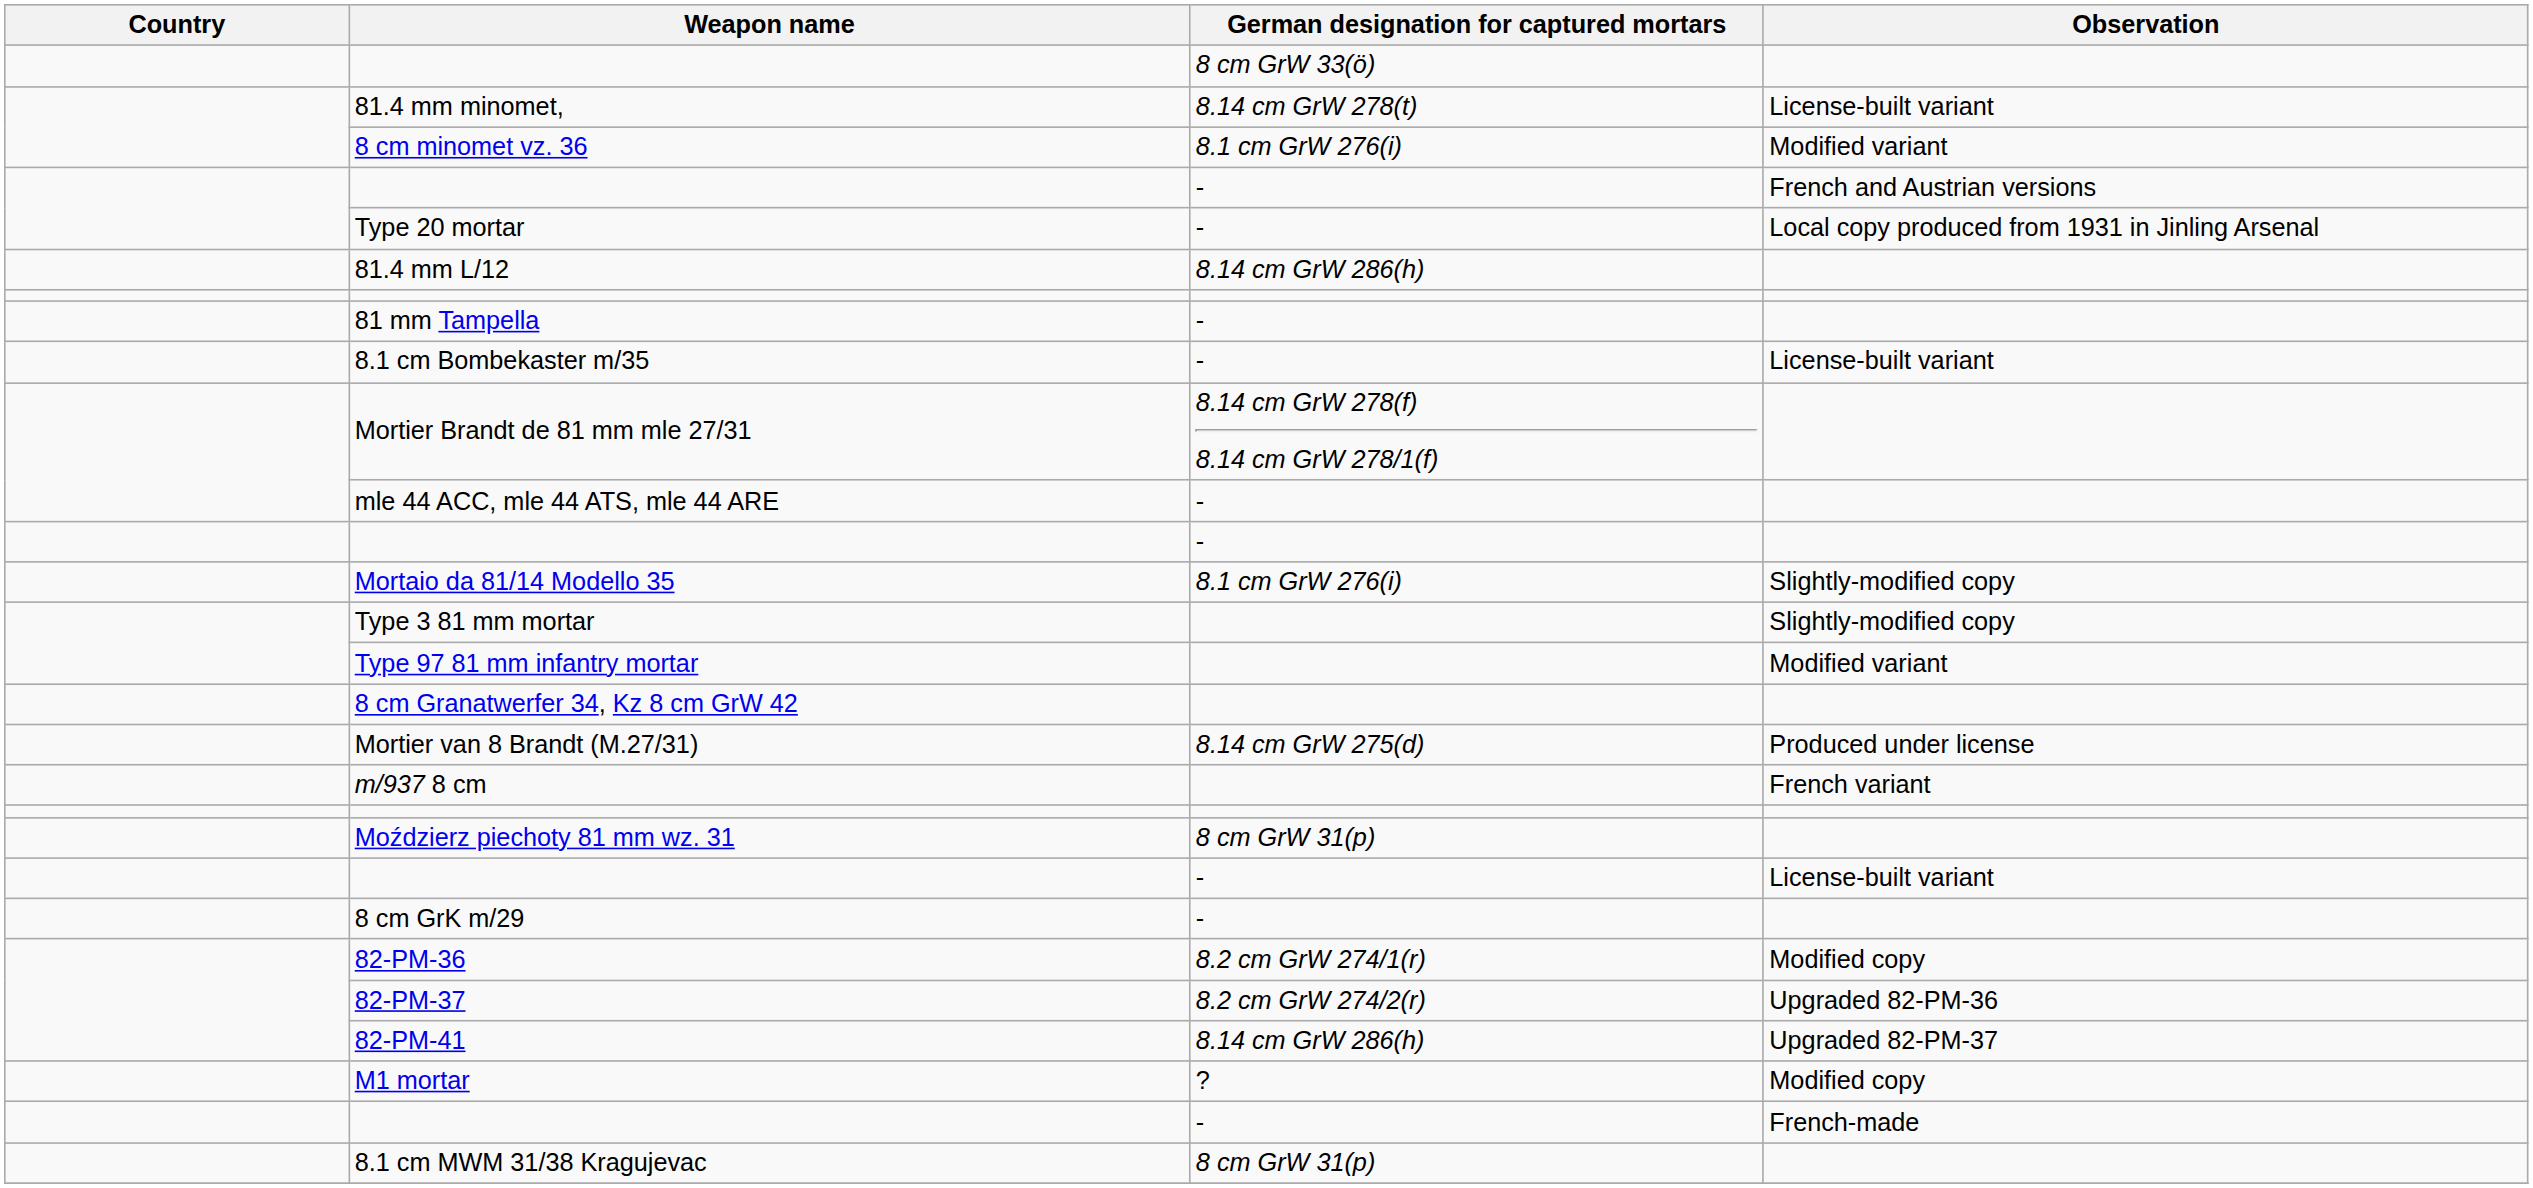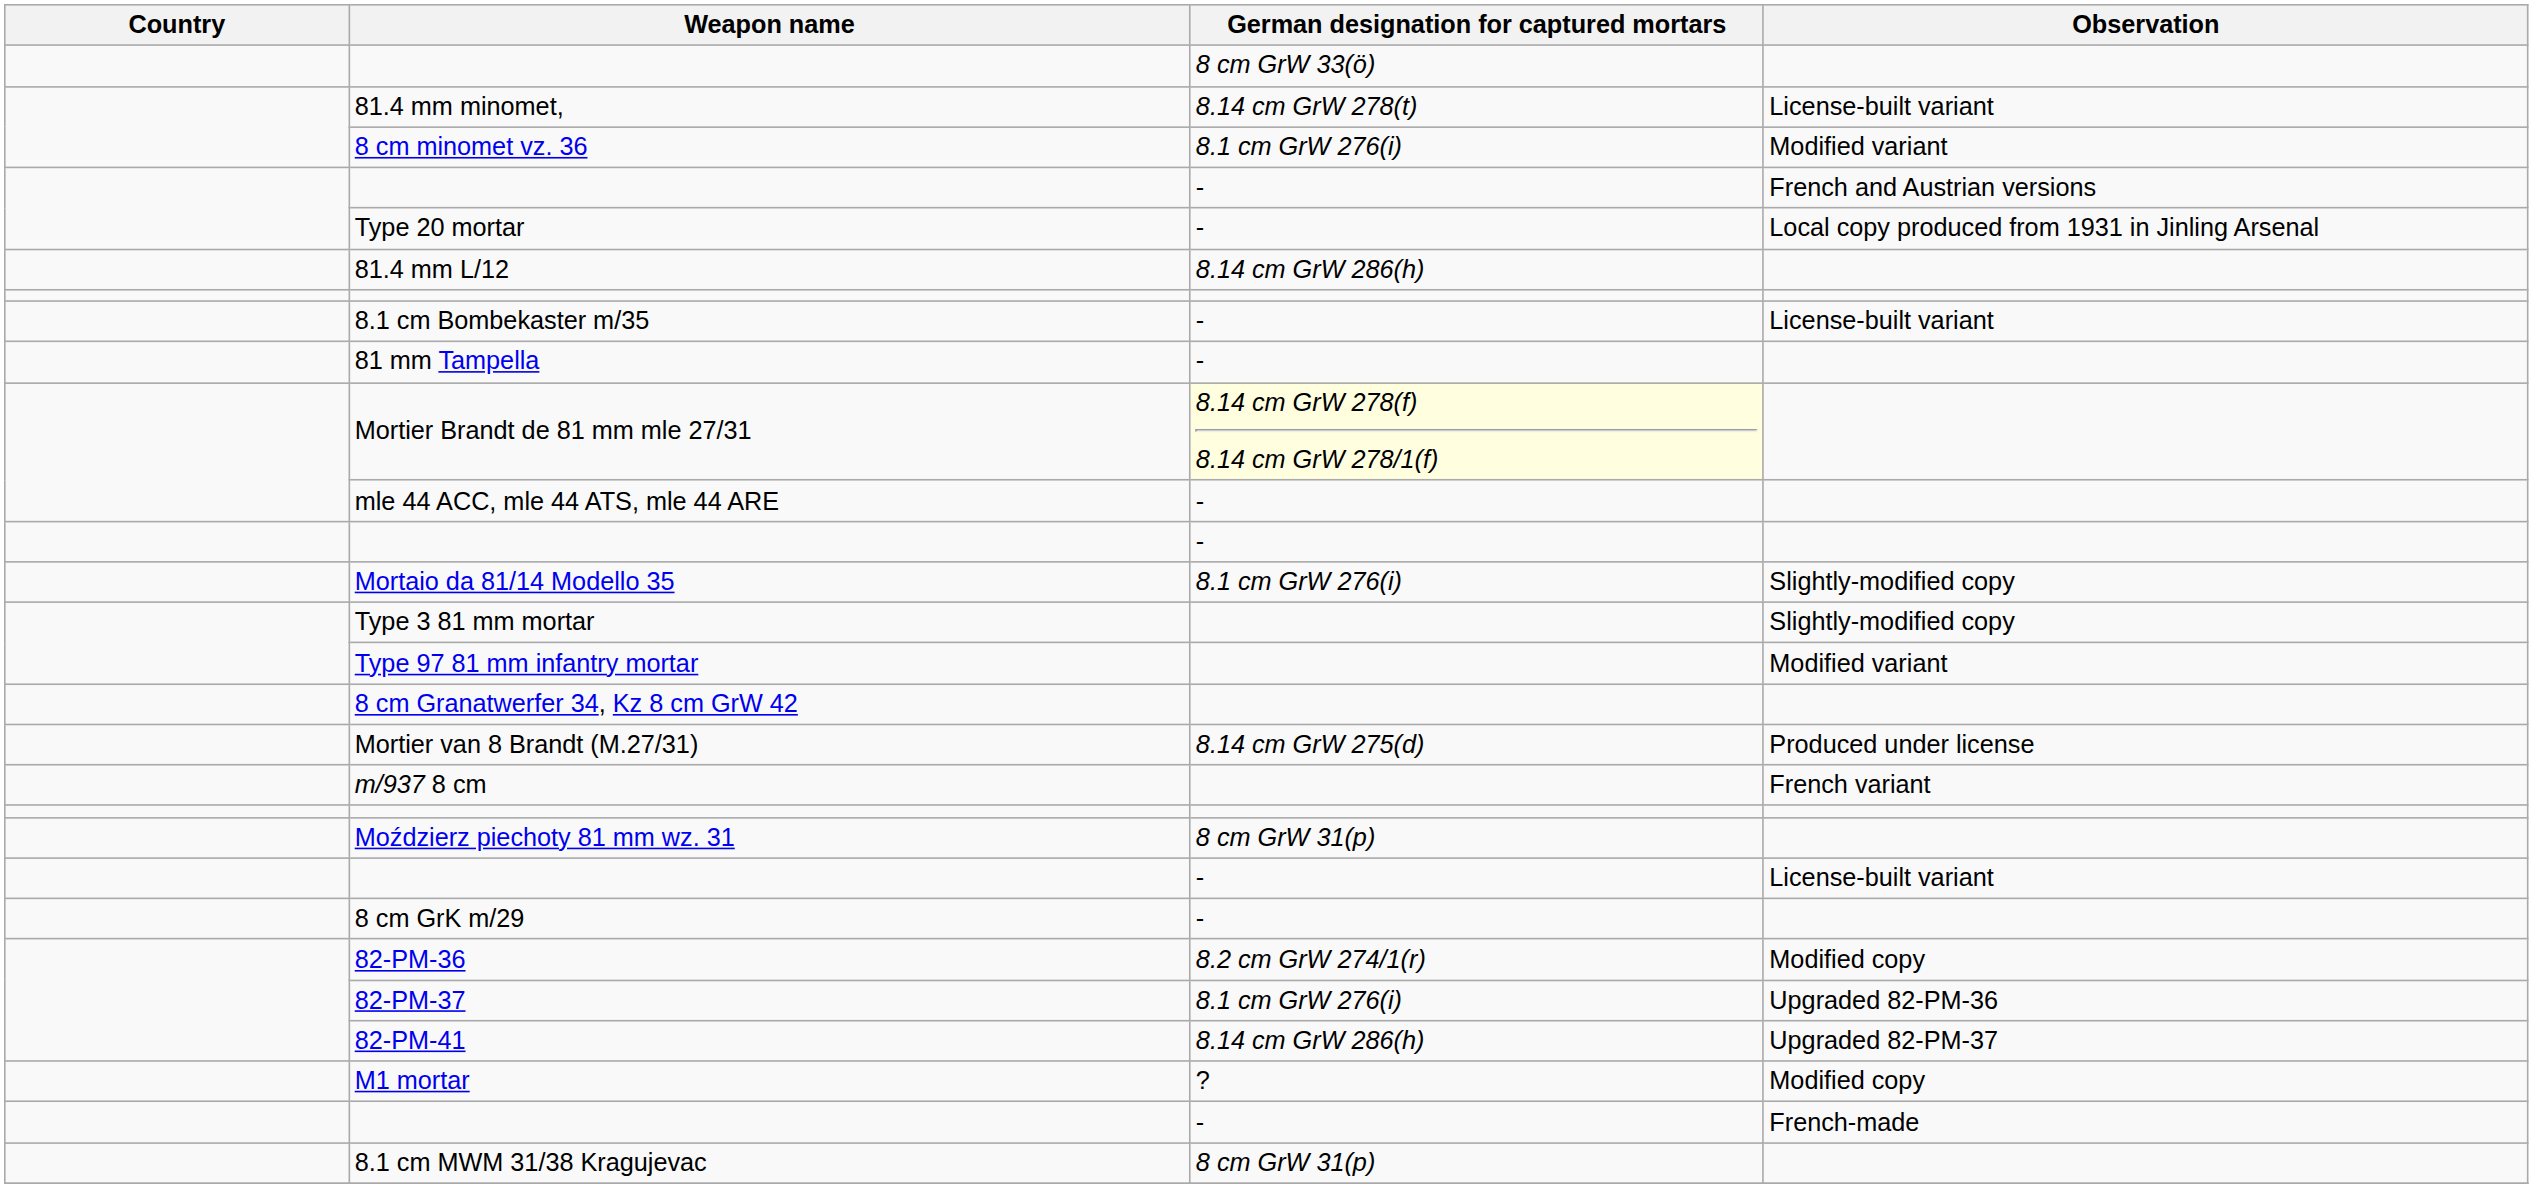rows swapped: (447, 320) <-> (502, 361)
(1477, 430) no background -> (1477, 430) lightyellow background
(1311, 999) 8.2 cm GrW 274/2(r) -> (1299, 999) 8.1 cm GrW 276(i)
